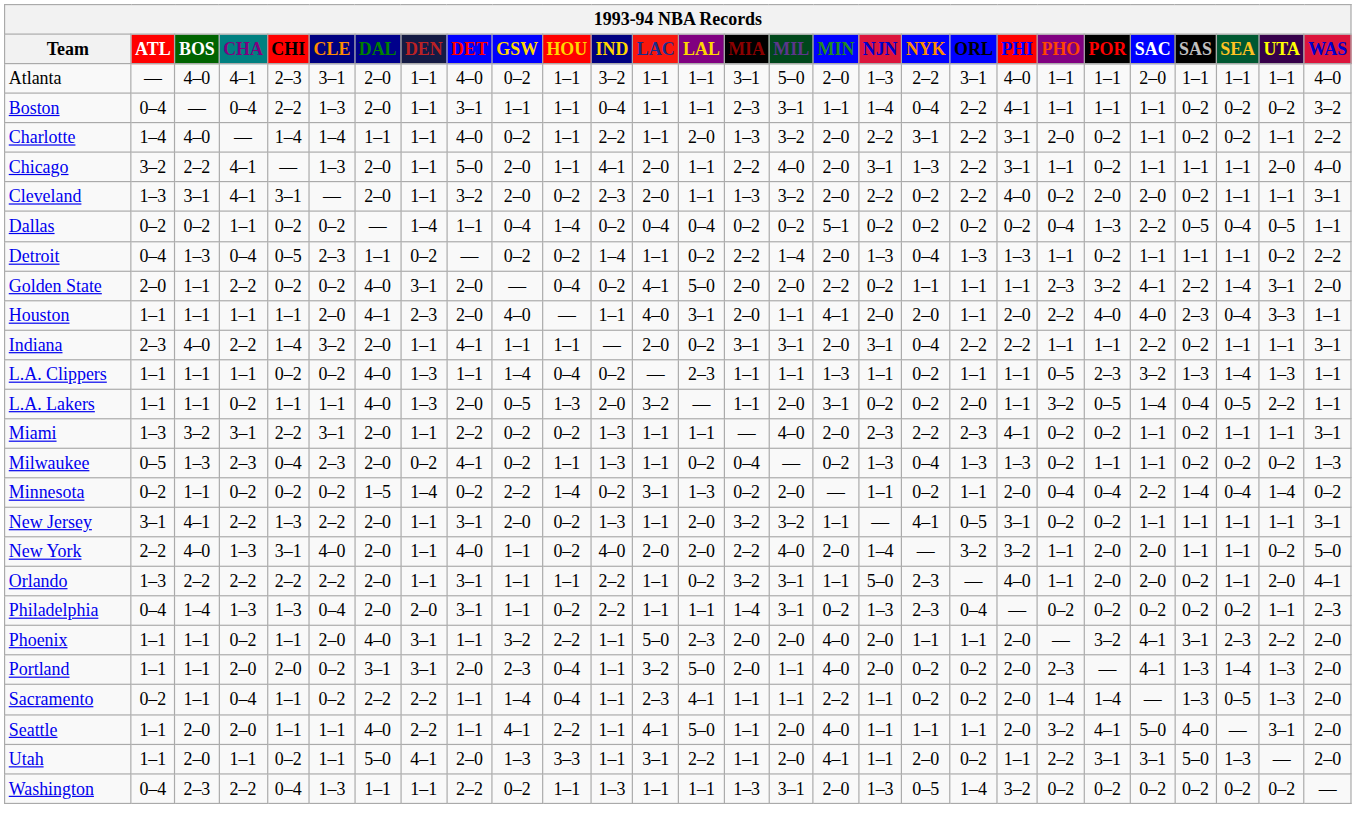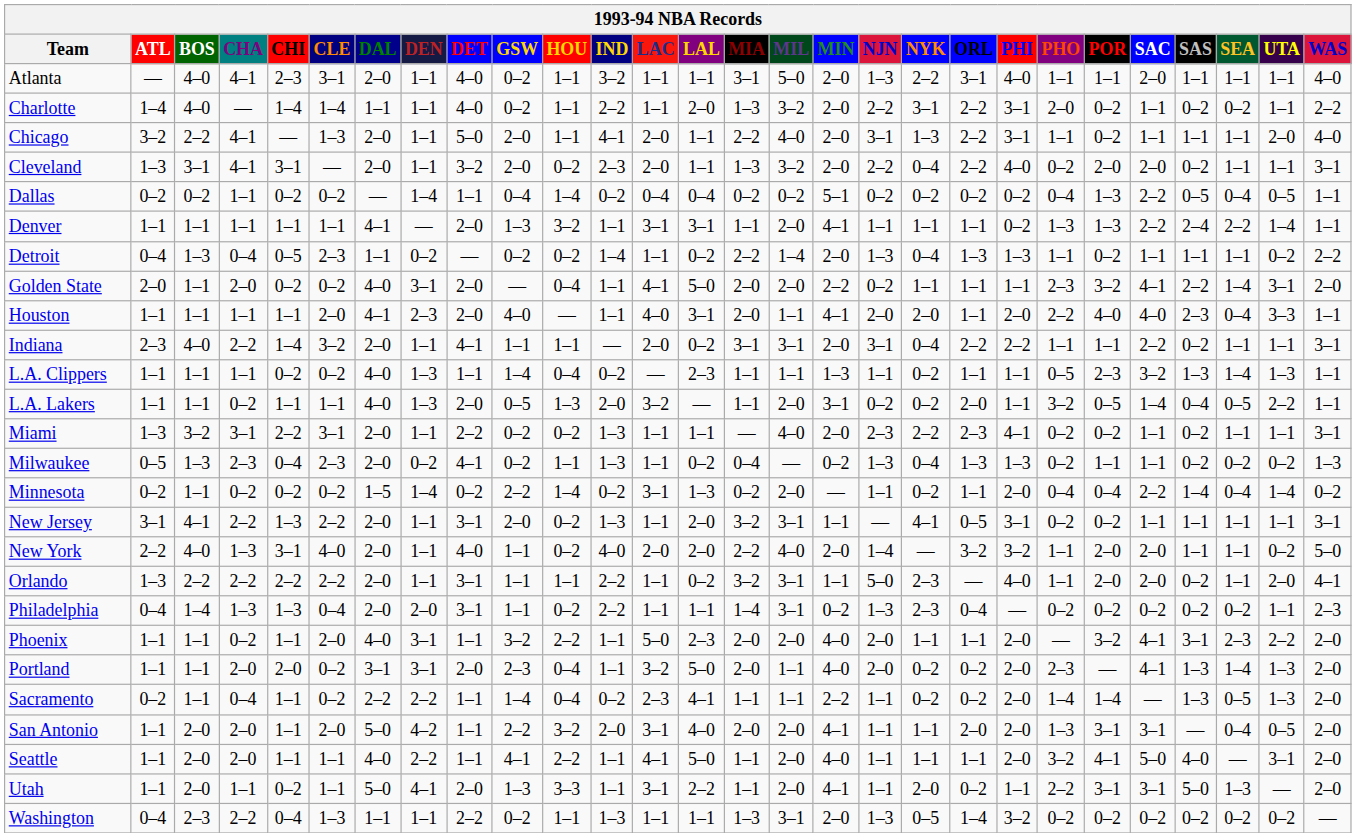- row: (34, 108)
(926, 196) 0–2 -> (926, 167) 0–4
+ row: (35, 226)
(243, 285) 2–2 -> (243, 285) 2–0
(612, 285) 0–2 -> (612, 285) 1–1
(791, 522) 3–2 -> (791, 522) 3–1
(612, 699) 1–1 -> (612, 699) 0–2
+ row: (53, 729)
